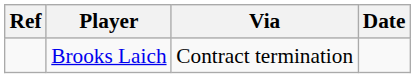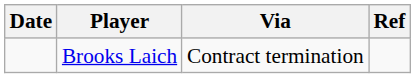columns swapped: (384, 21) <-> (26, 21)
